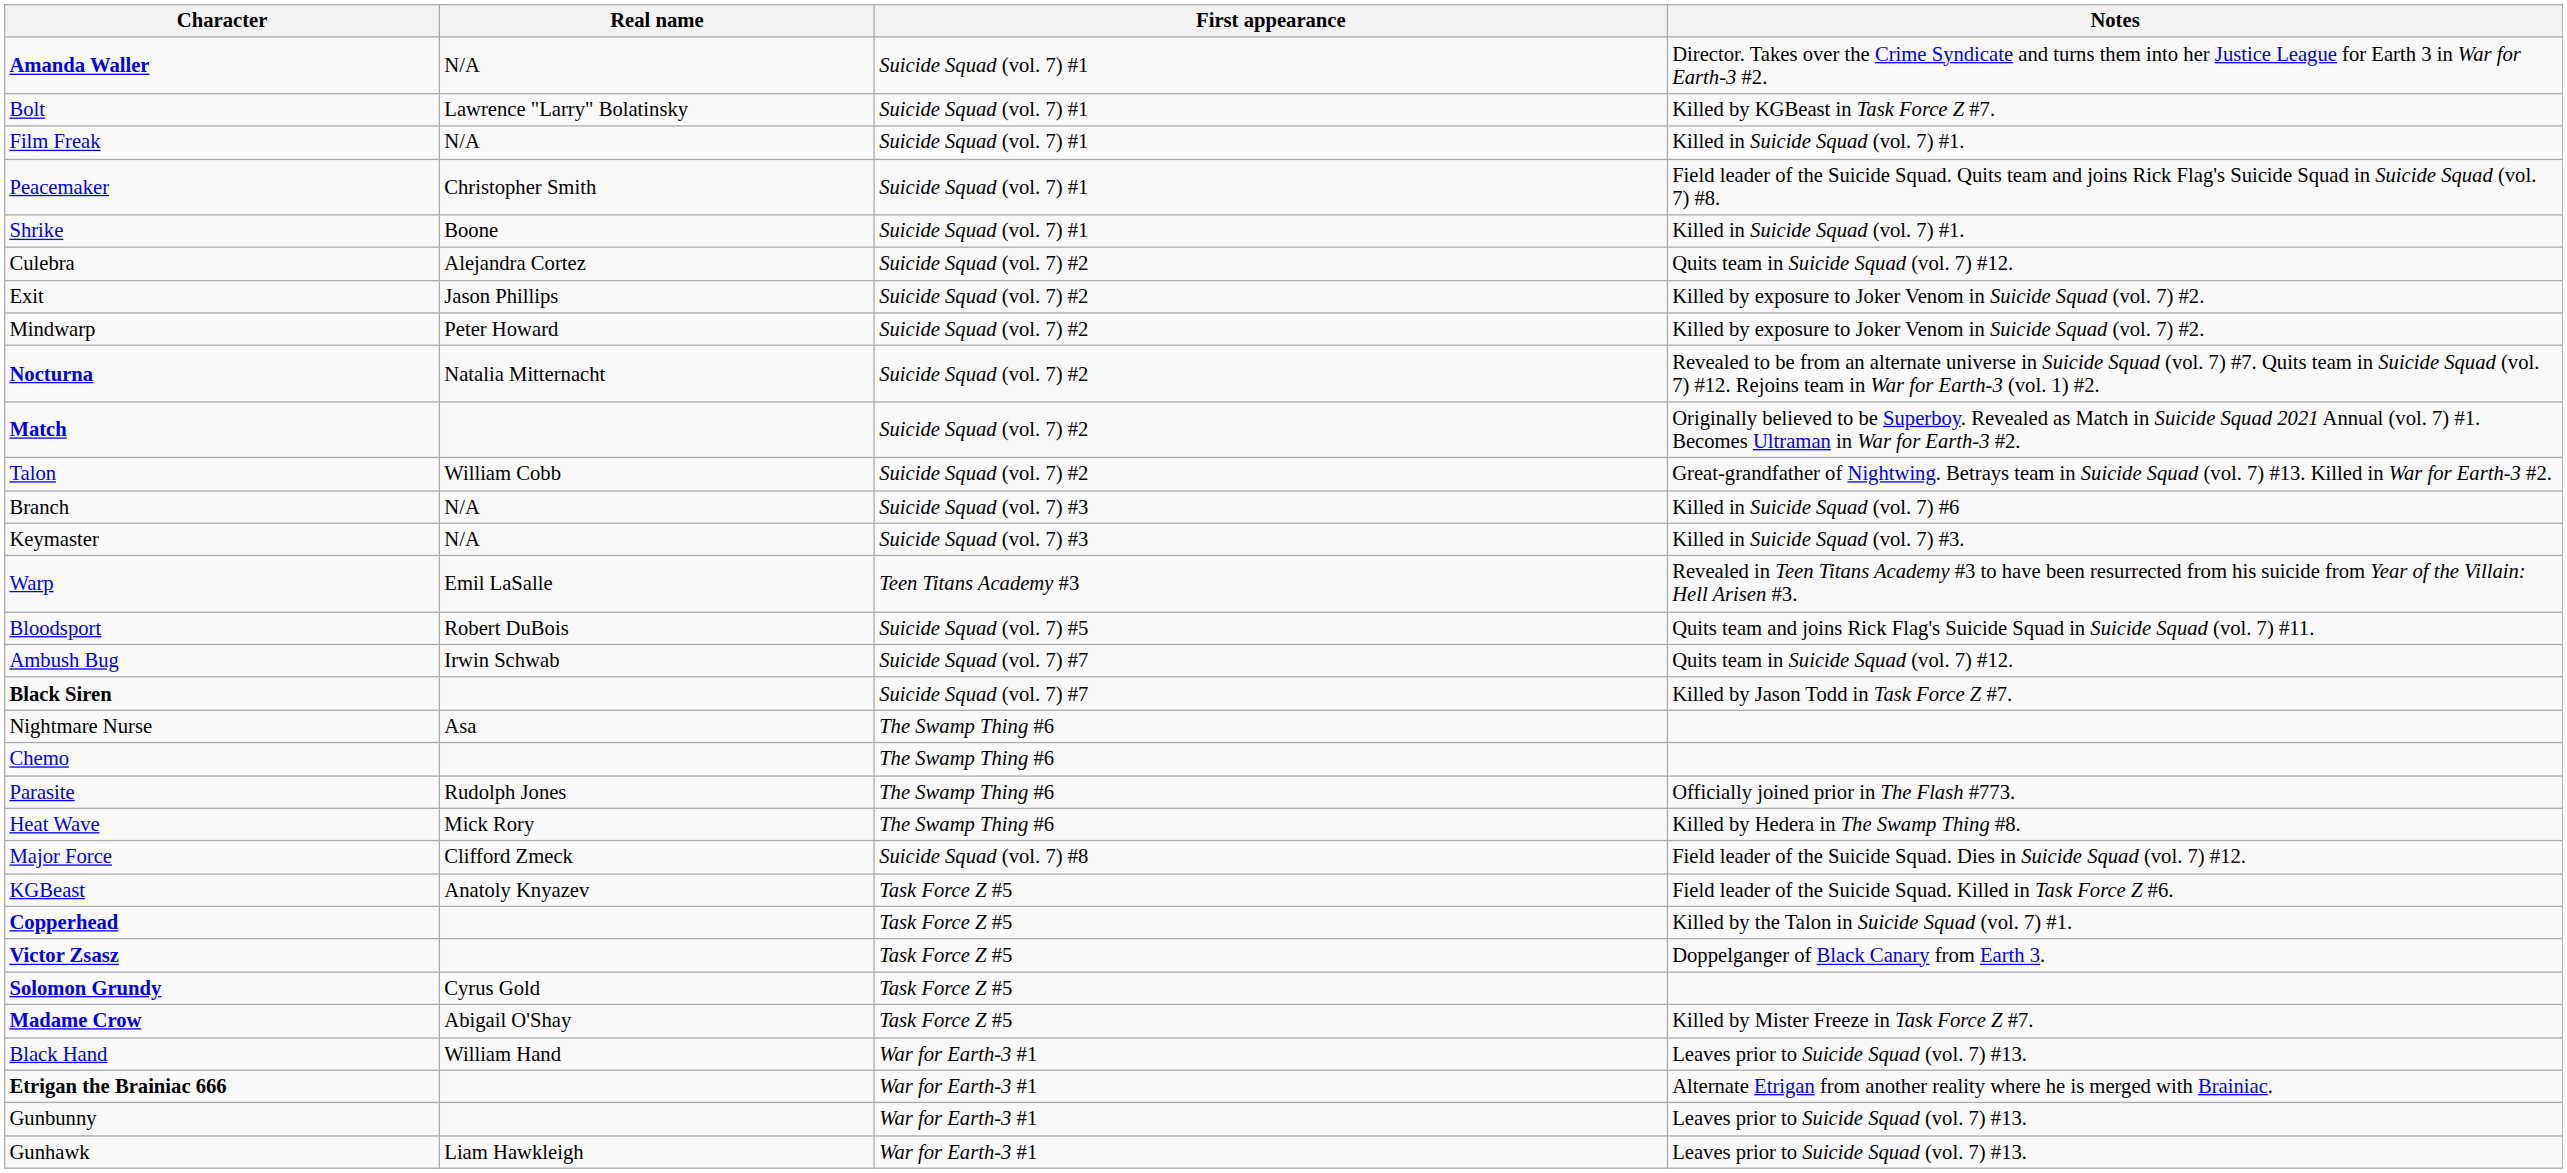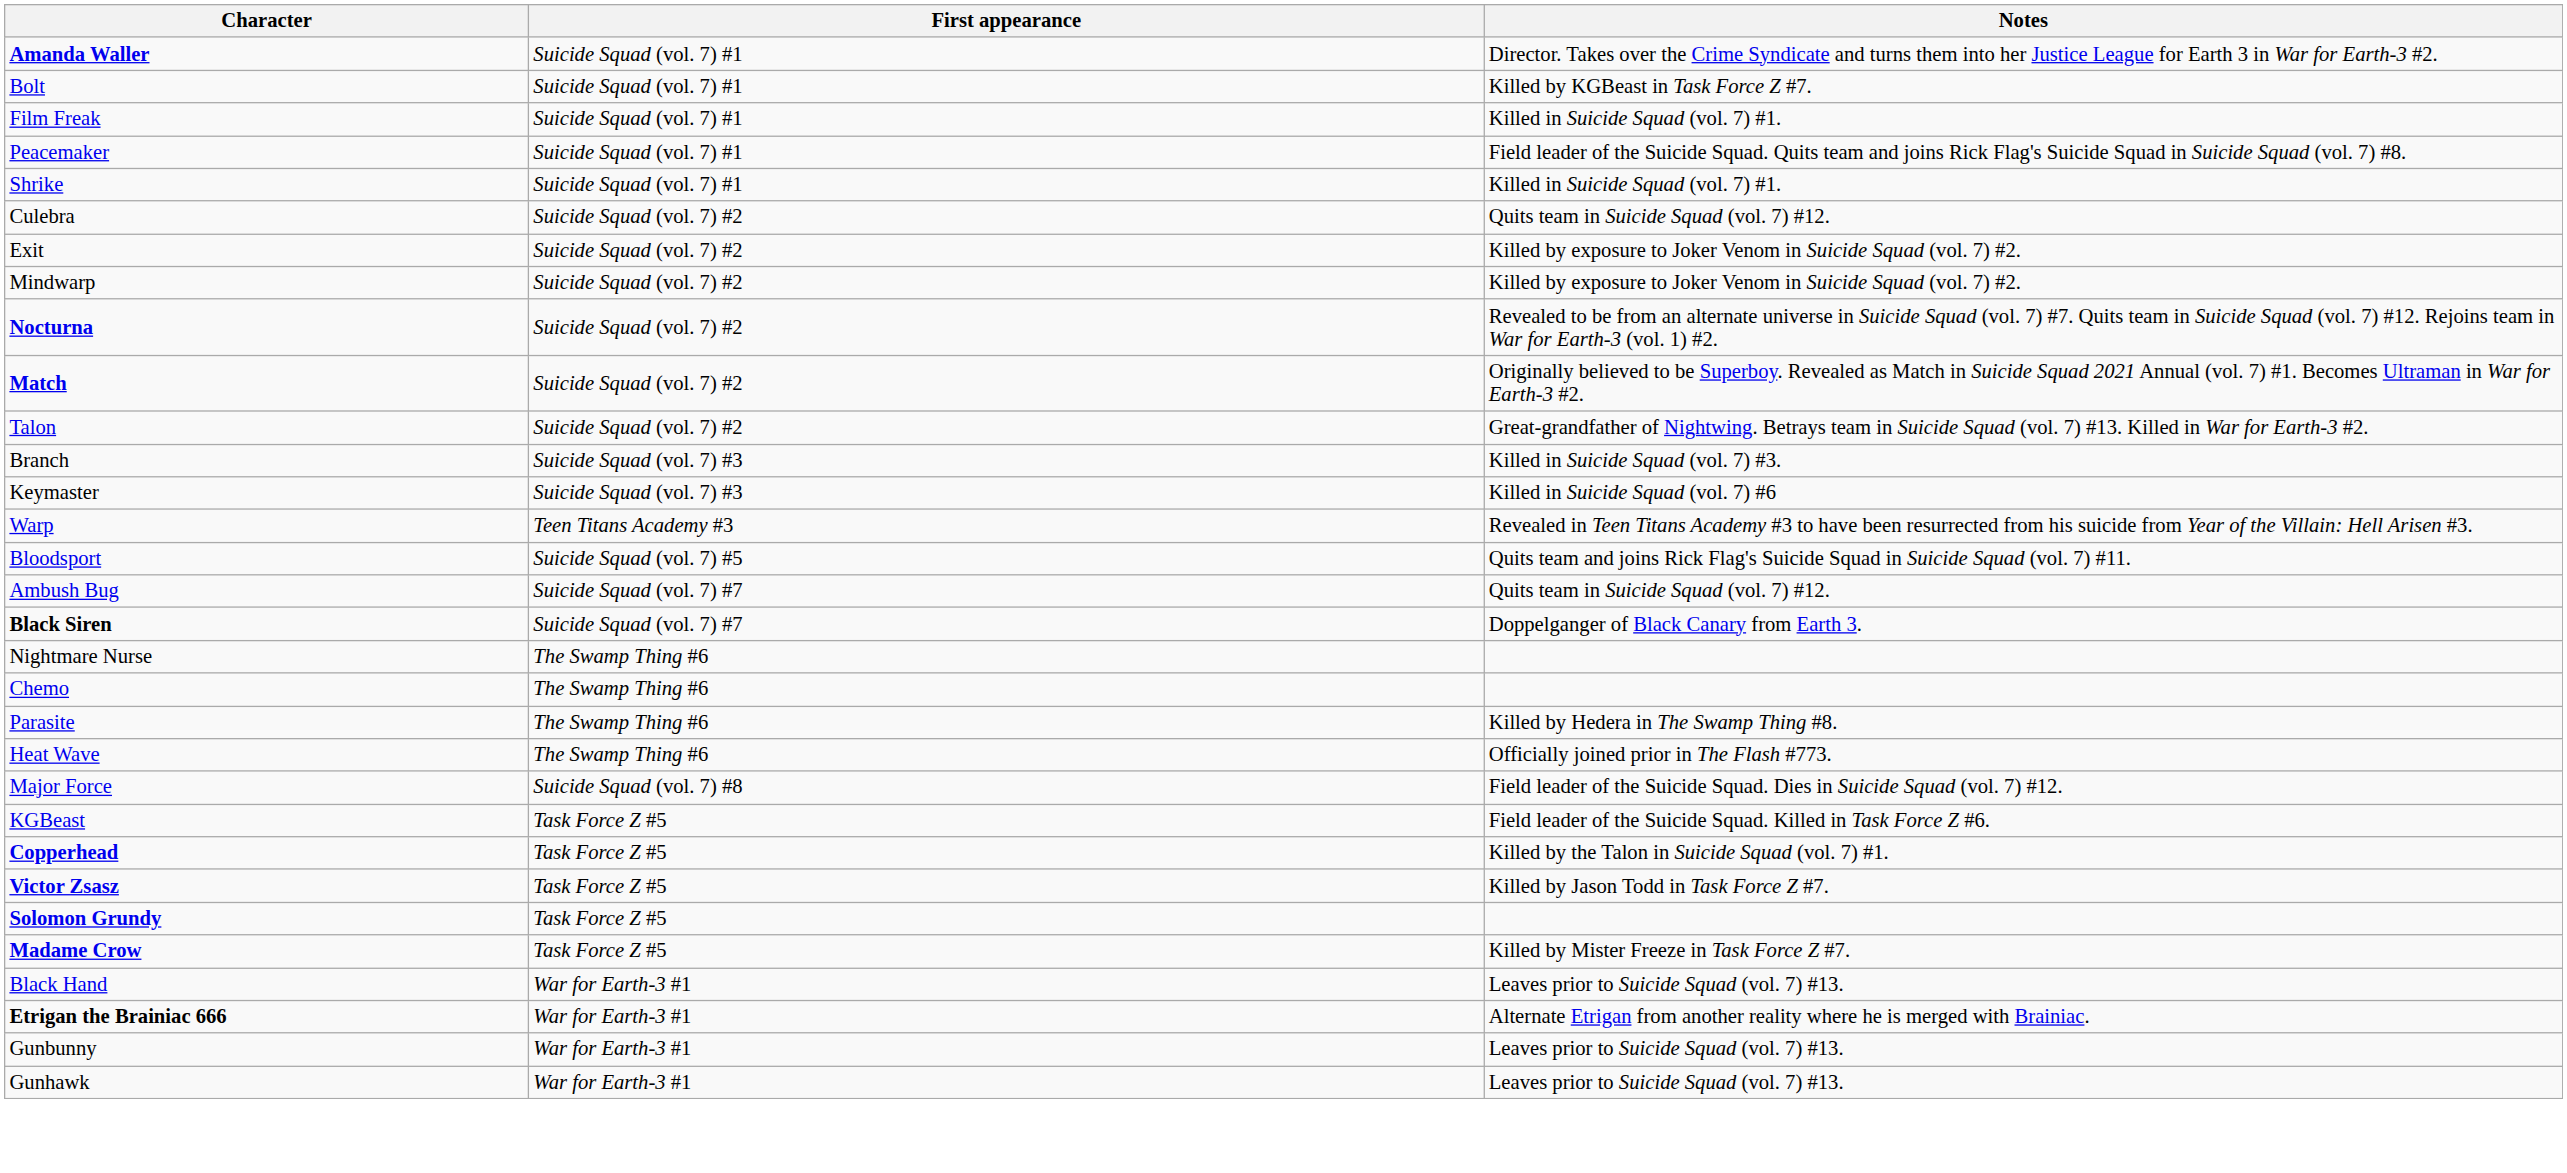- column: (657, 20)
(1816, 506) Killed in Suicide Squad (vol. 7) #6 -> (1635, 460) Killed in Suicide Squad (vol. 7) #3.
(1818, 539) Killed in Suicide Squad (vol. 7) #3. -> (1632, 492) Killed in Suicide Squad (vol. 7) #6
(1842, 693) Killed by Jason Todd in Task Force Z #7. -> (1675, 623) Doppelganger of Black Canary from Earth 3.
(1844, 791) Officially joined prior in The Flash #773. -> (1663, 721) Killed by Hedera in The Swamp Thing #8.
(1846, 824) Killed by Hedera in The Swamp Thing #8. -> (1660, 754) Officially joined prior in The Flash #773.
(1859, 955) Doppelganger of Black Canary from Earth 3. -> (1659, 885) Killed by Jason Todd in Task Force Z #7.
